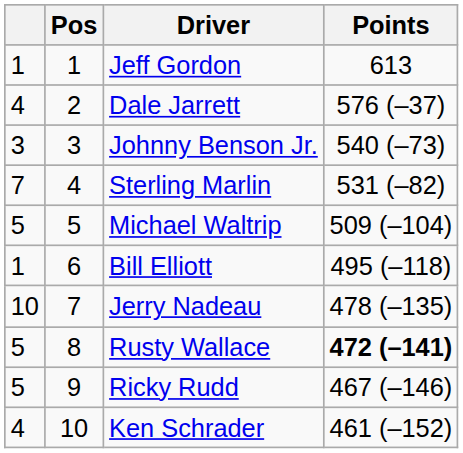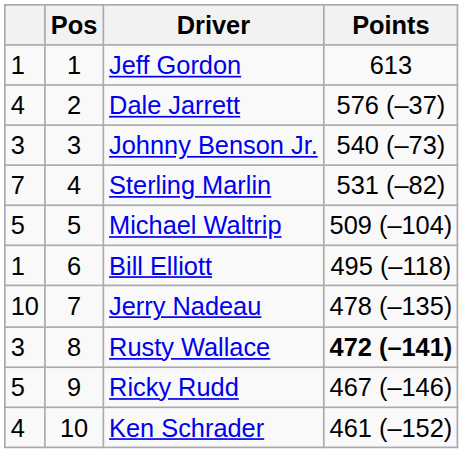(18, 347) 5 -> (18, 347) 3
